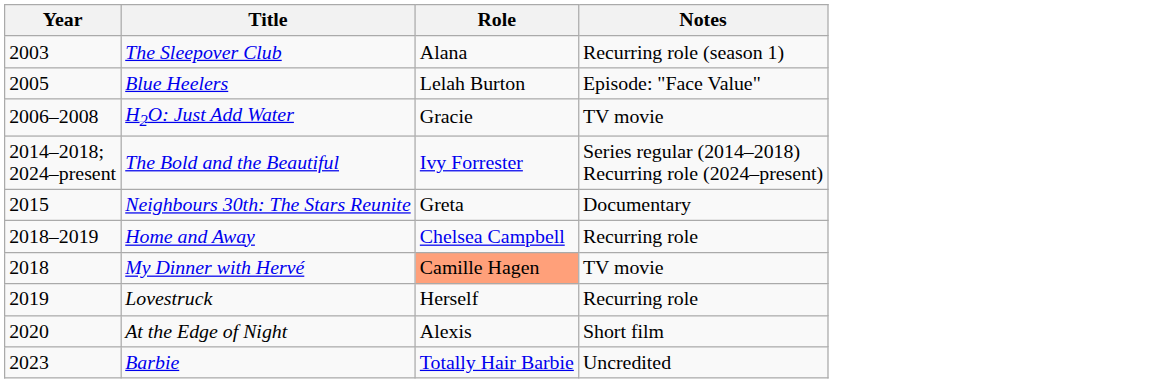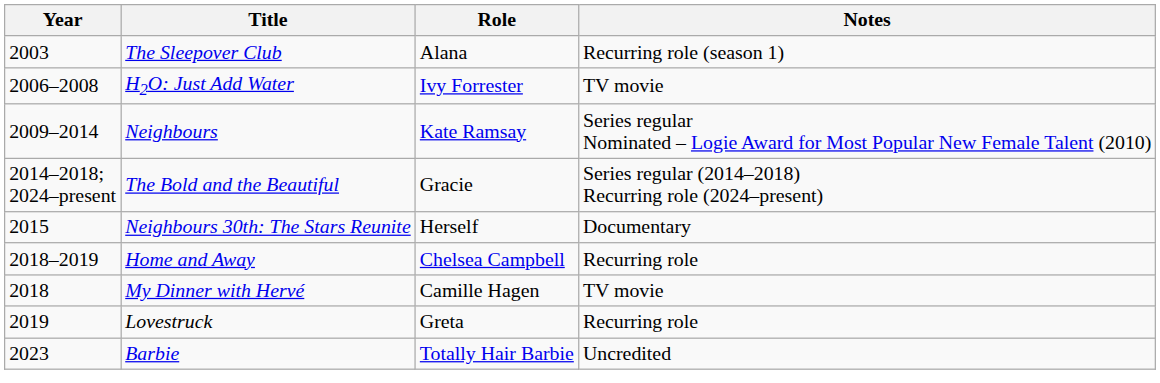- row: (177, 83)
(446, 117) Gracie -> (471, 85) Ivy Forrester
+ row: (172, 130)
(471, 162) Ivy Forrester -> (446, 184) Gracie
(442, 205) Greta -> (449, 227) Herself
(480, 268) lightsalmon background -> (480, 290) no background
(449, 299) Herself -> (442, 321) Greta
- row: (206, 330)
